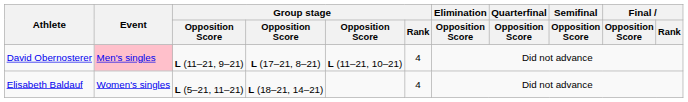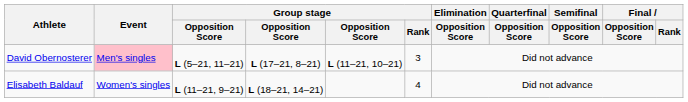(209, 64) L (11–21, 9–21) -> (209, 64) L (5–21, 11–21)
(418, 58) 4 -> (418, 58) 3
(209, 90) L (5–21, 11–21) -> (209, 90) L (11–21, 9–21)
